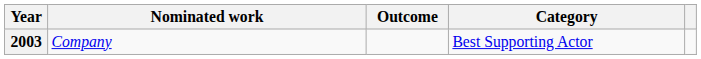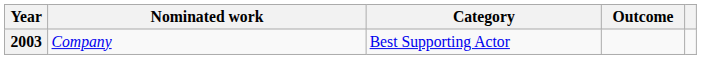columns swapped: (567, 16) <-> (407, 16)
